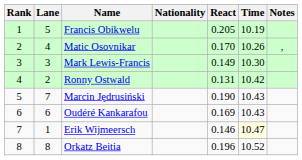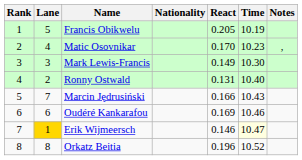(253, 46) 10.26 -> (253, 46) 10.23
(253, 79) 10.42 -> (253, 79) 10.40
(223, 96) 0.190 -> (223, 96) 0.166
(253, 113) 10.43 -> (253, 113) 10.46
(48, 130) no background -> (48, 130) gold background
